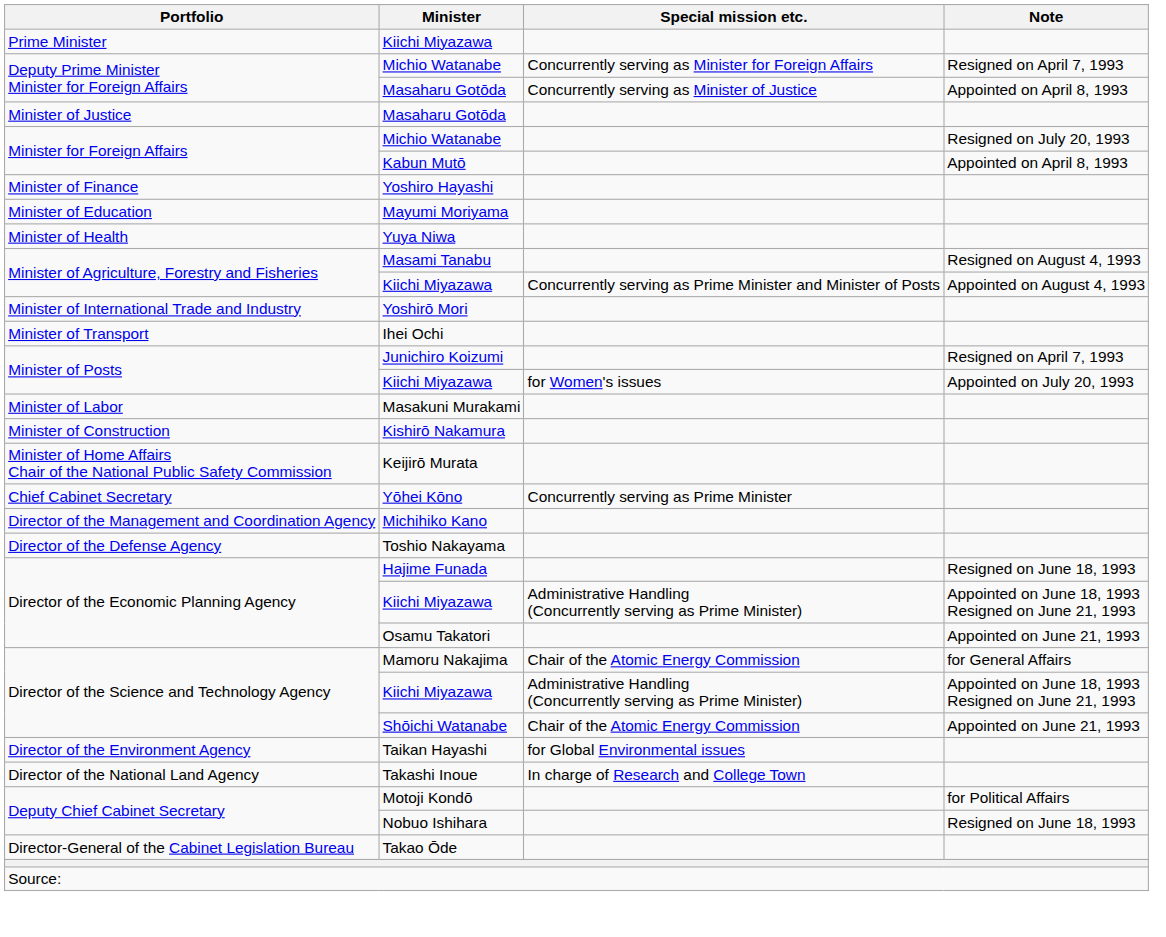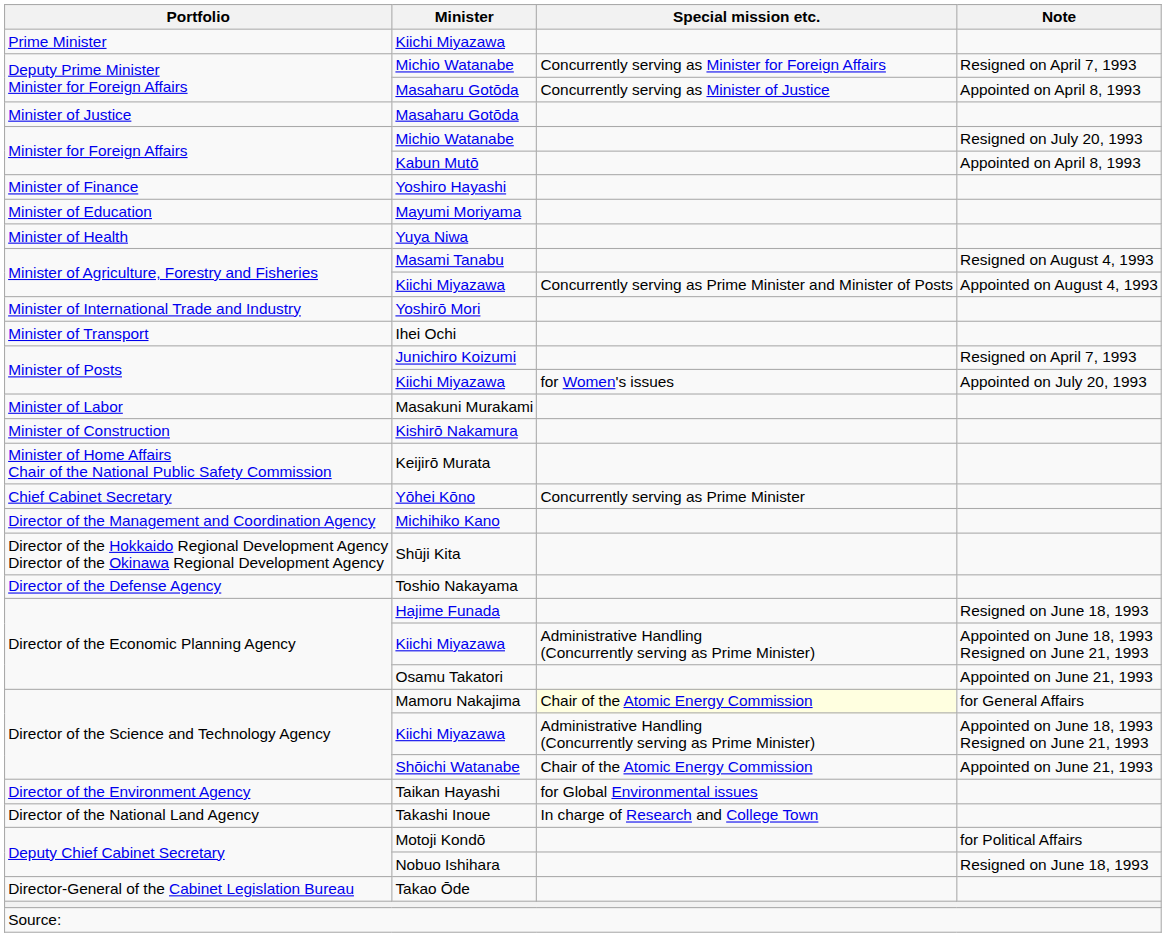+ row: (198, 554)
(664, 660) no background -> (677, 701) lightyellow background
